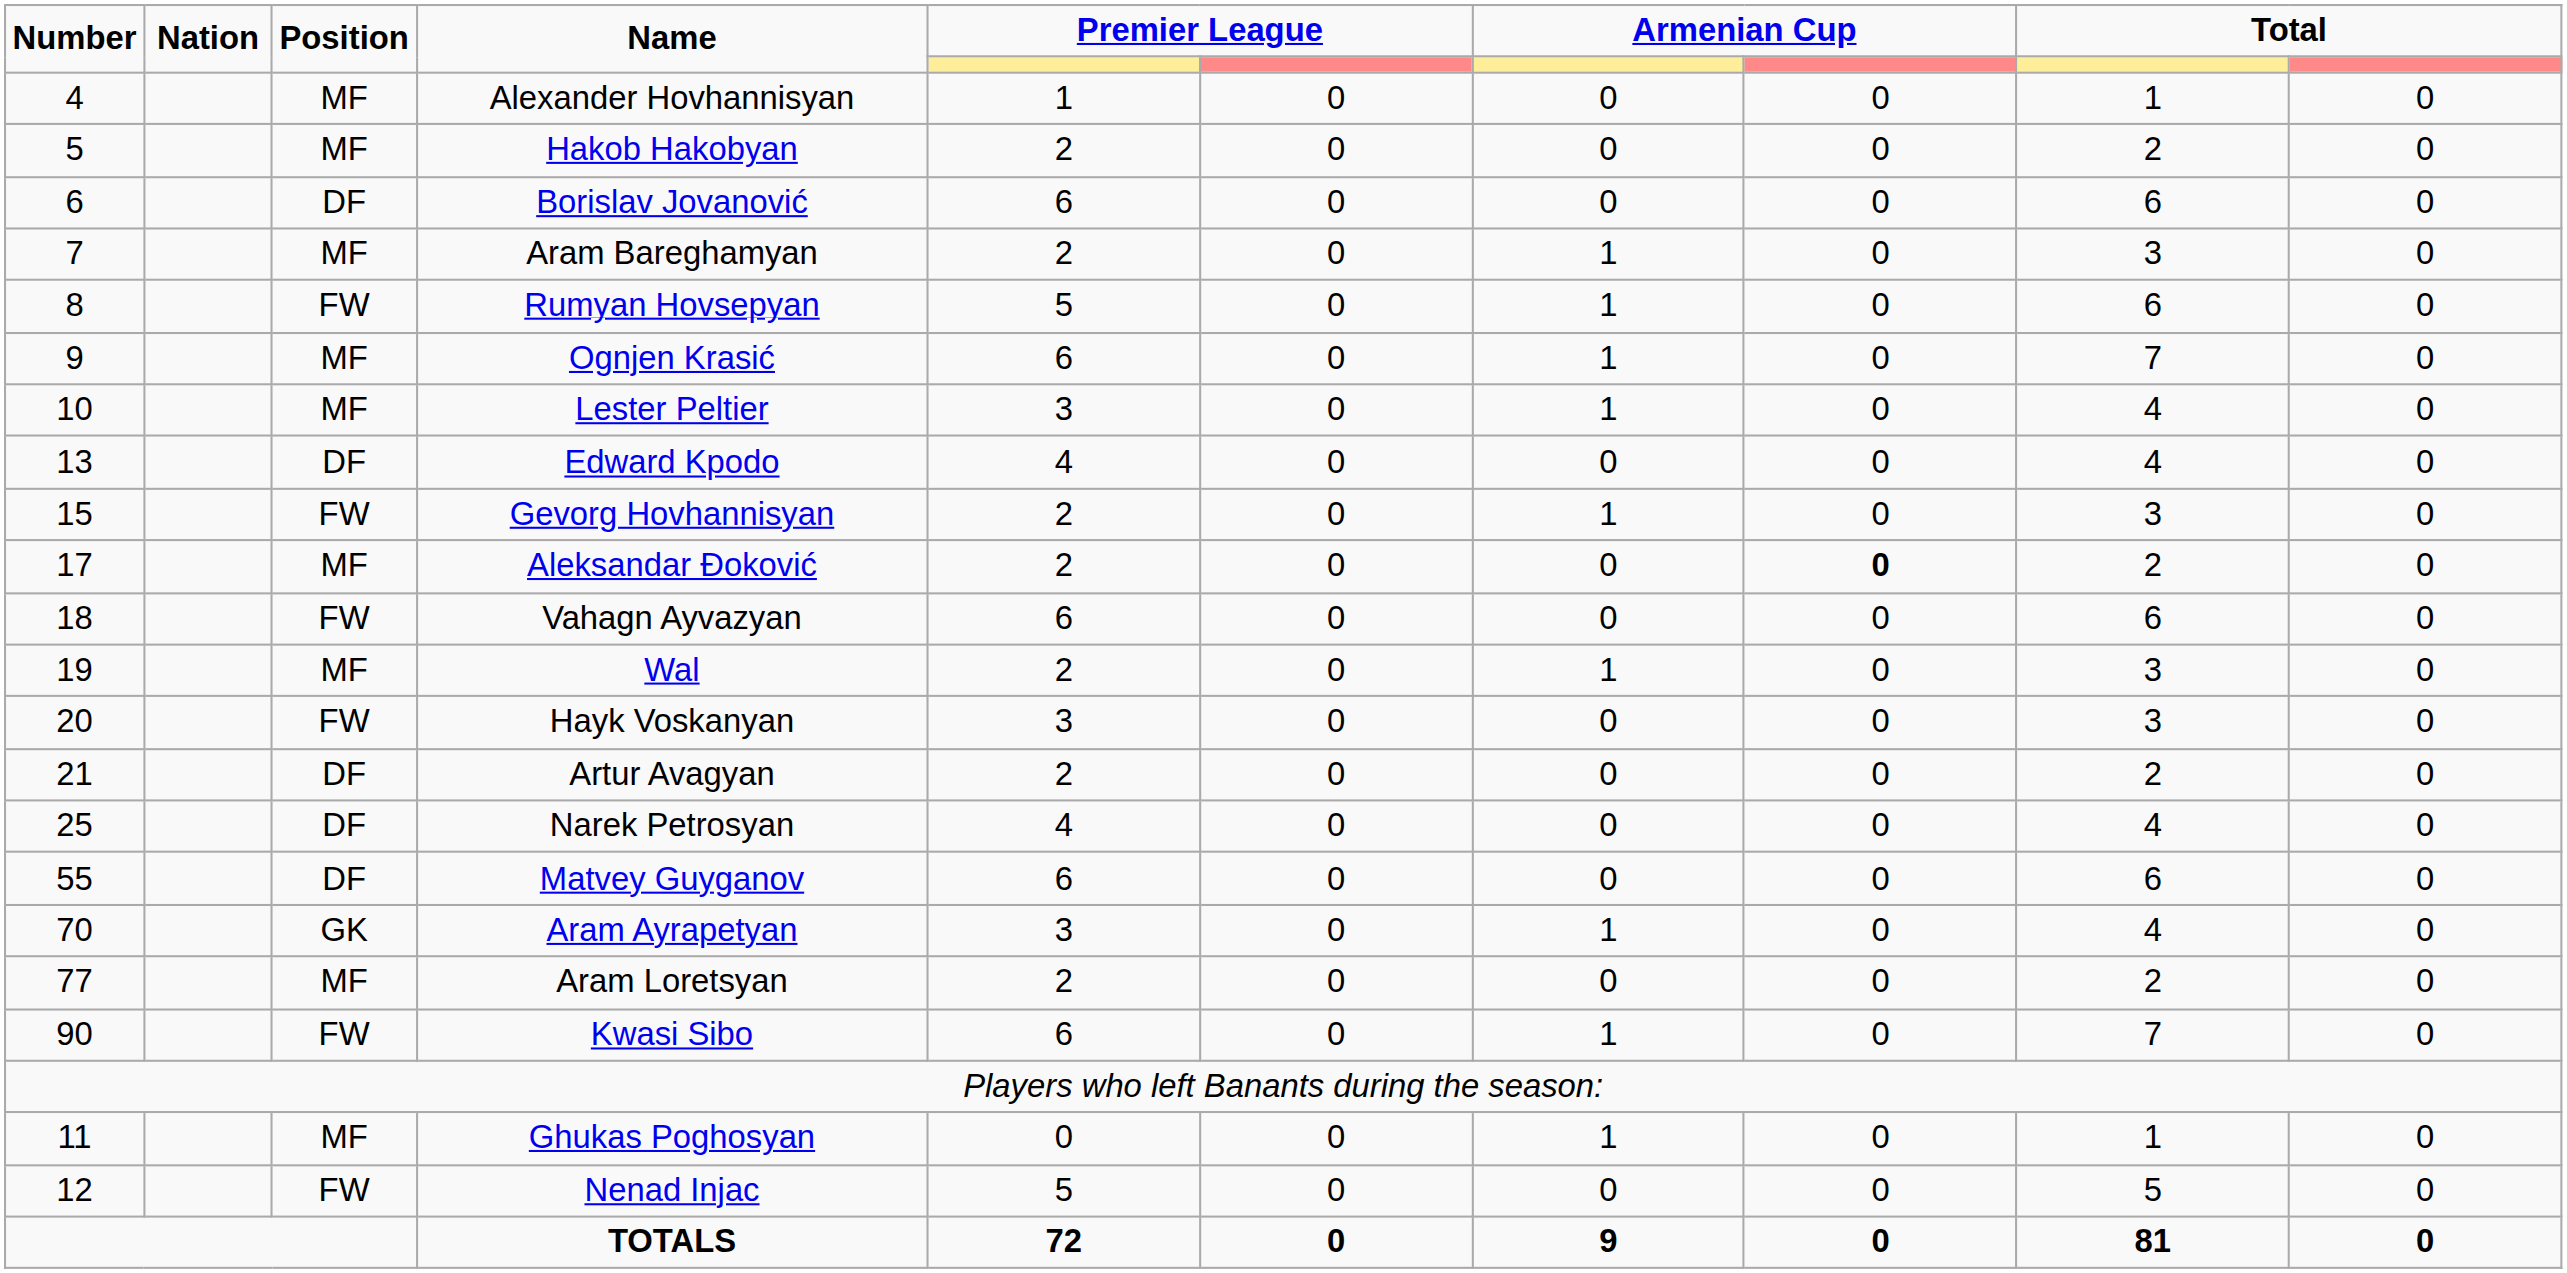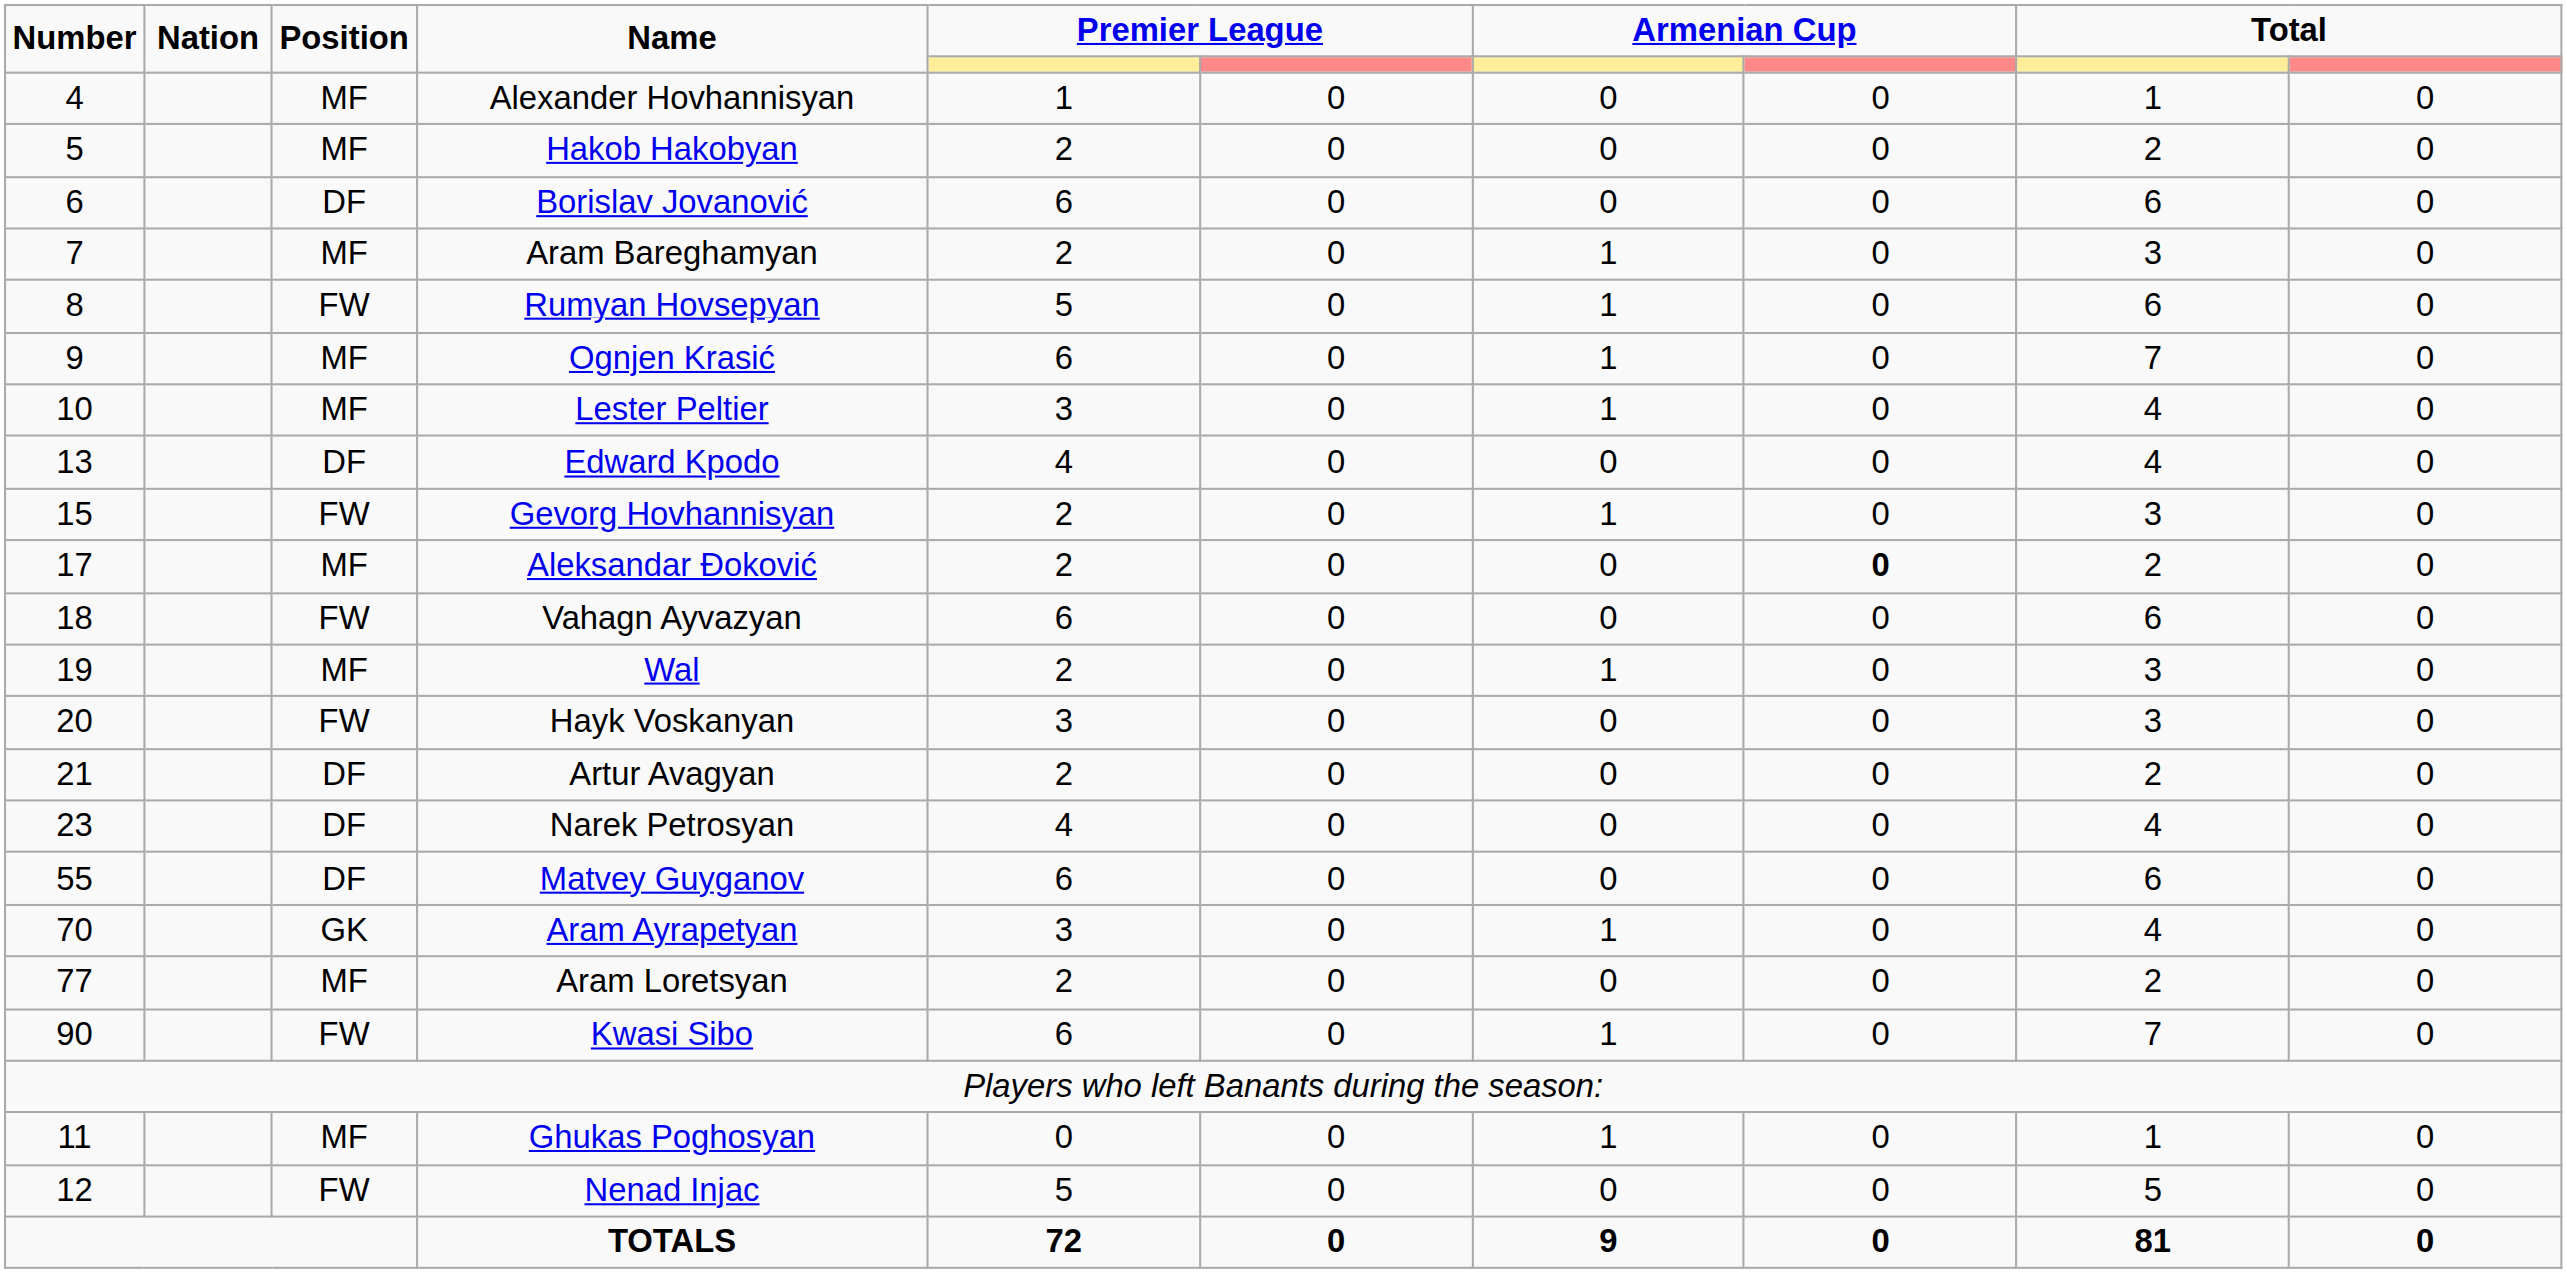(75, 825) 25 -> (75, 825) 23
